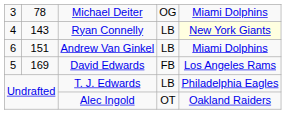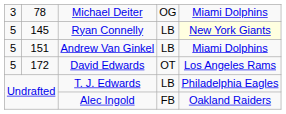(13, 30) 4 -> (13, 30) 5
(40, 30) 143 -> (40, 30) 145
(13, 48) 6 -> (13, 48) 5
(40, 65) 169 -> (40, 65) 172
(168, 65) FB -> (168, 65) OT
(168, 100) OT -> (168, 100) FB
